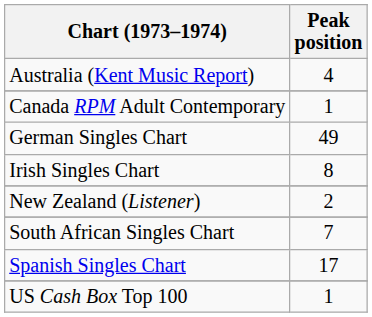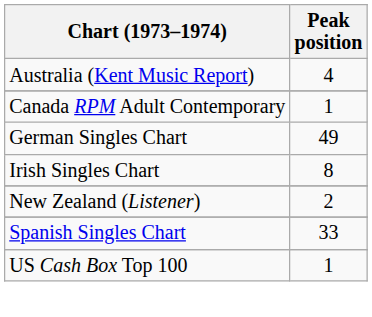- row: (122, 233)
(328, 264) 17 -> (328, 233) 33
